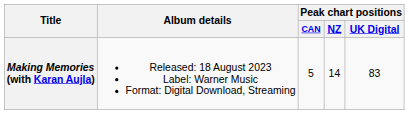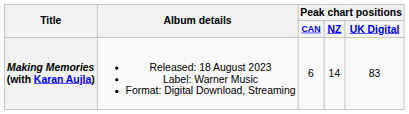(311, 73) 5 -> (311, 73) 6
